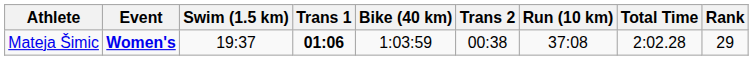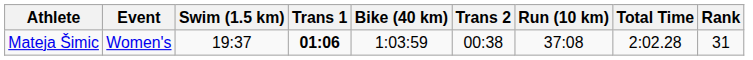(141, 42) bold -> (139, 42) normal
(725, 42) 29 -> (721, 42) 31
